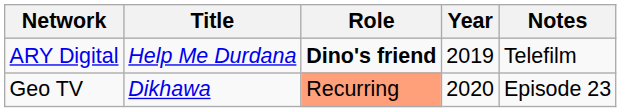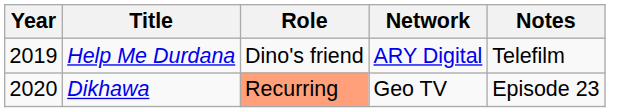columns swapped: (470, 21) <-> (64, 21)
(371, 55) bold -> (304, 55) normal
